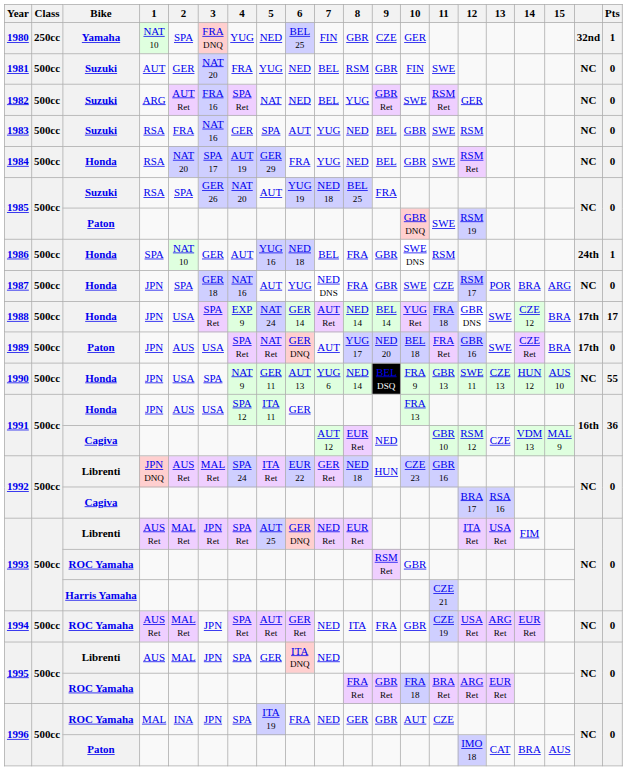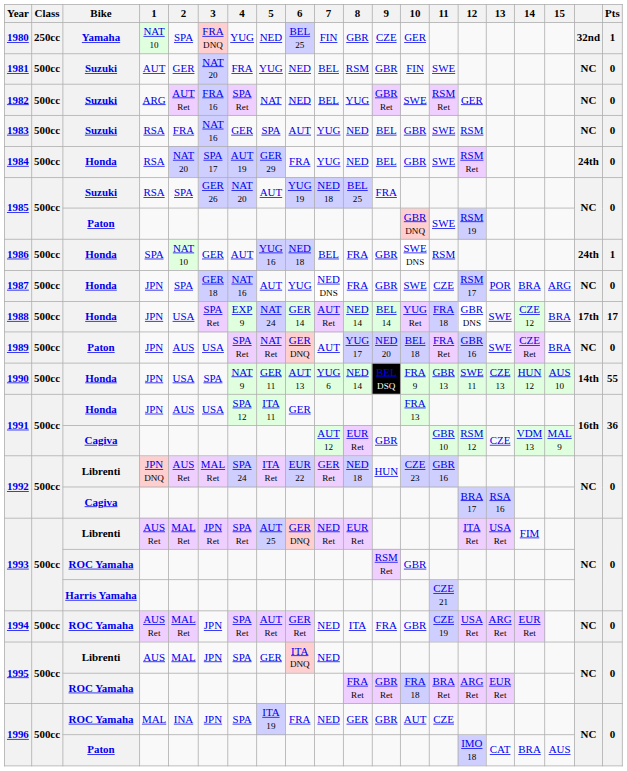(588, 162) NC -> (588, 162) 24th
(588, 348) 17th -> (588, 348) NC
(588, 379) NC -> (588, 379) 14th
(386, 441) NED -> (386, 441) GBR
